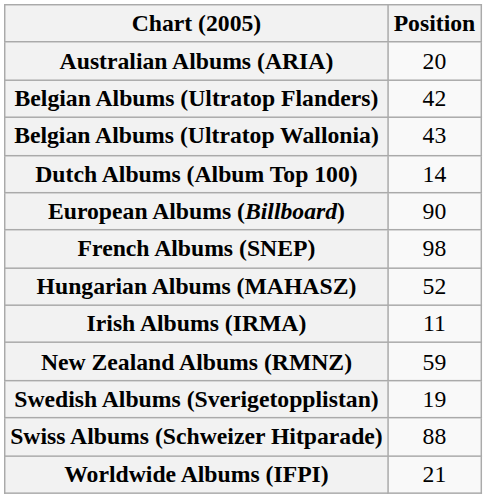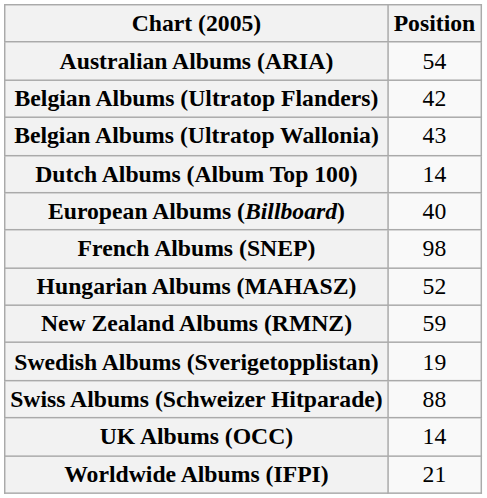(434, 60) 20 -> (434, 60) 54
(434, 211) 90 -> (434, 211) 40
- row: (196, 323)
+ row: (196, 436)
